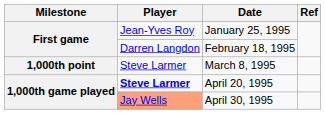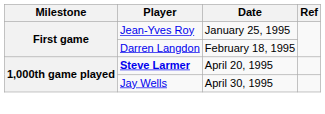- row: (240, 65)
(143, 100) lightsalmon background -> (143, 83) no background
